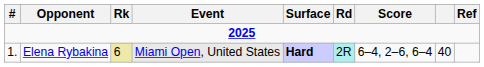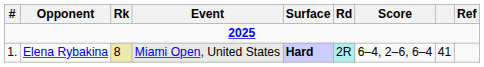(117, 52) 6 -> (117, 52) 8
(445, 52) 40 -> (445, 52) 41
